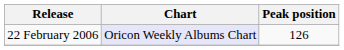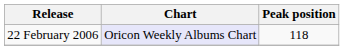(299, 34) 126 -> (299, 34) 118
